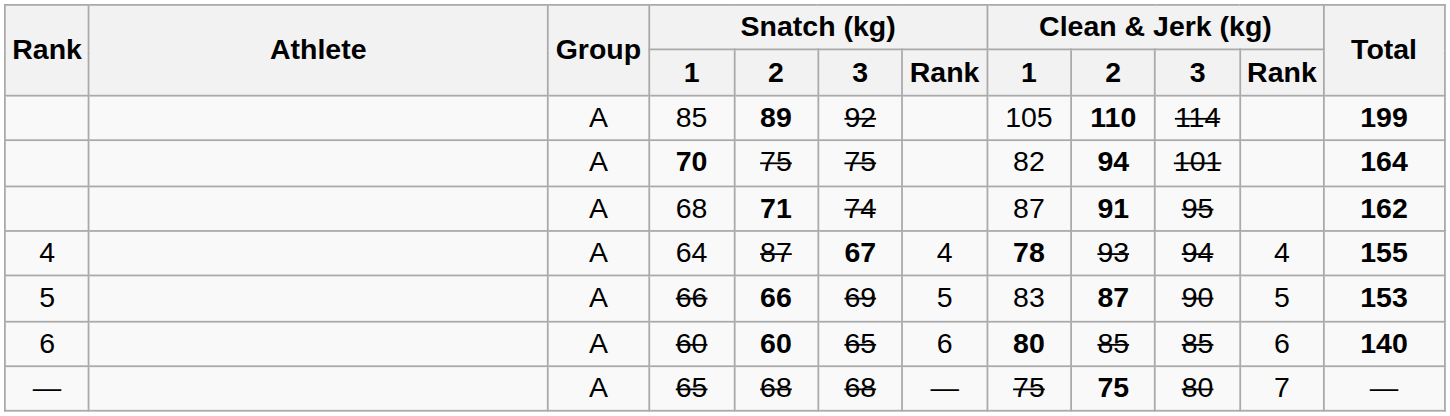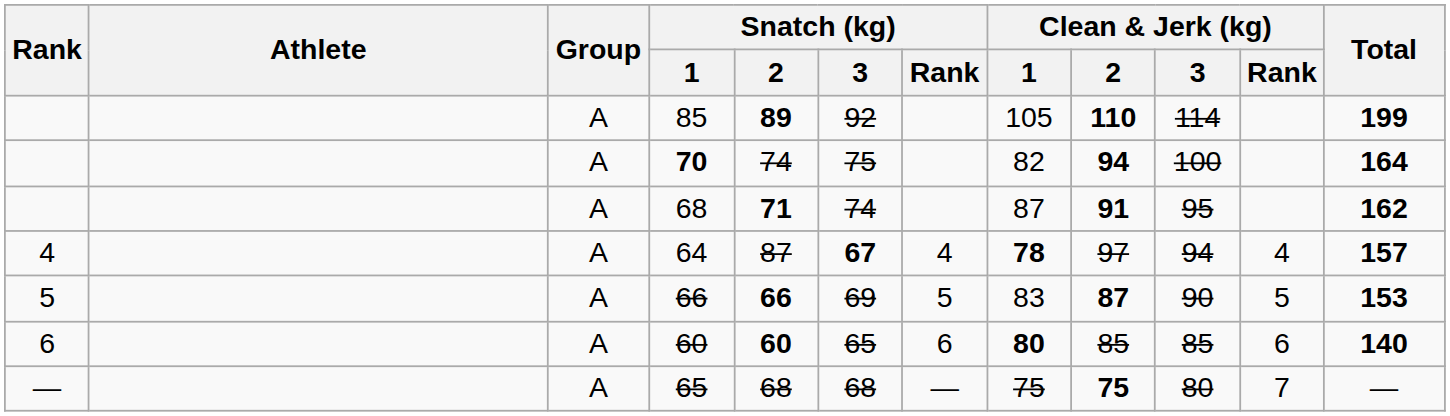(776, 162) 75 -> (776, 162) 74
(1198, 162) 101 -> (1198, 162) 100
(1113, 252) 93 -> (1113, 252) 97
(1384, 252) 155 -> (1384, 252) 157
